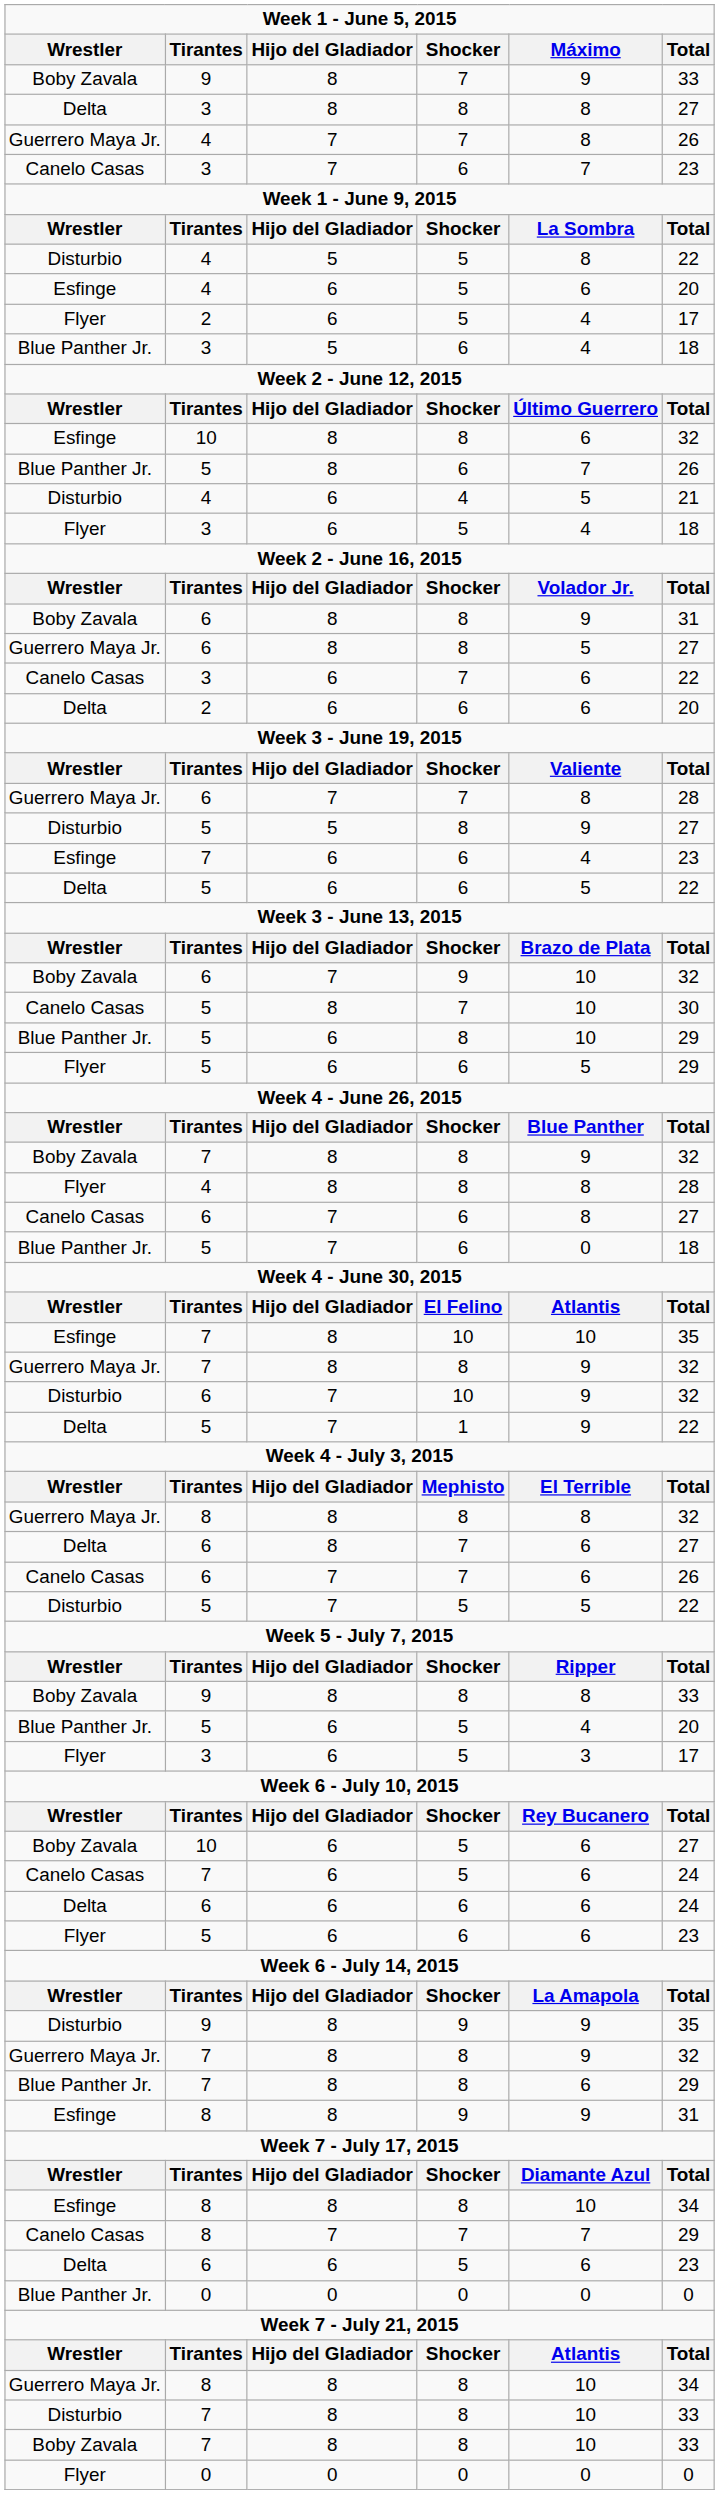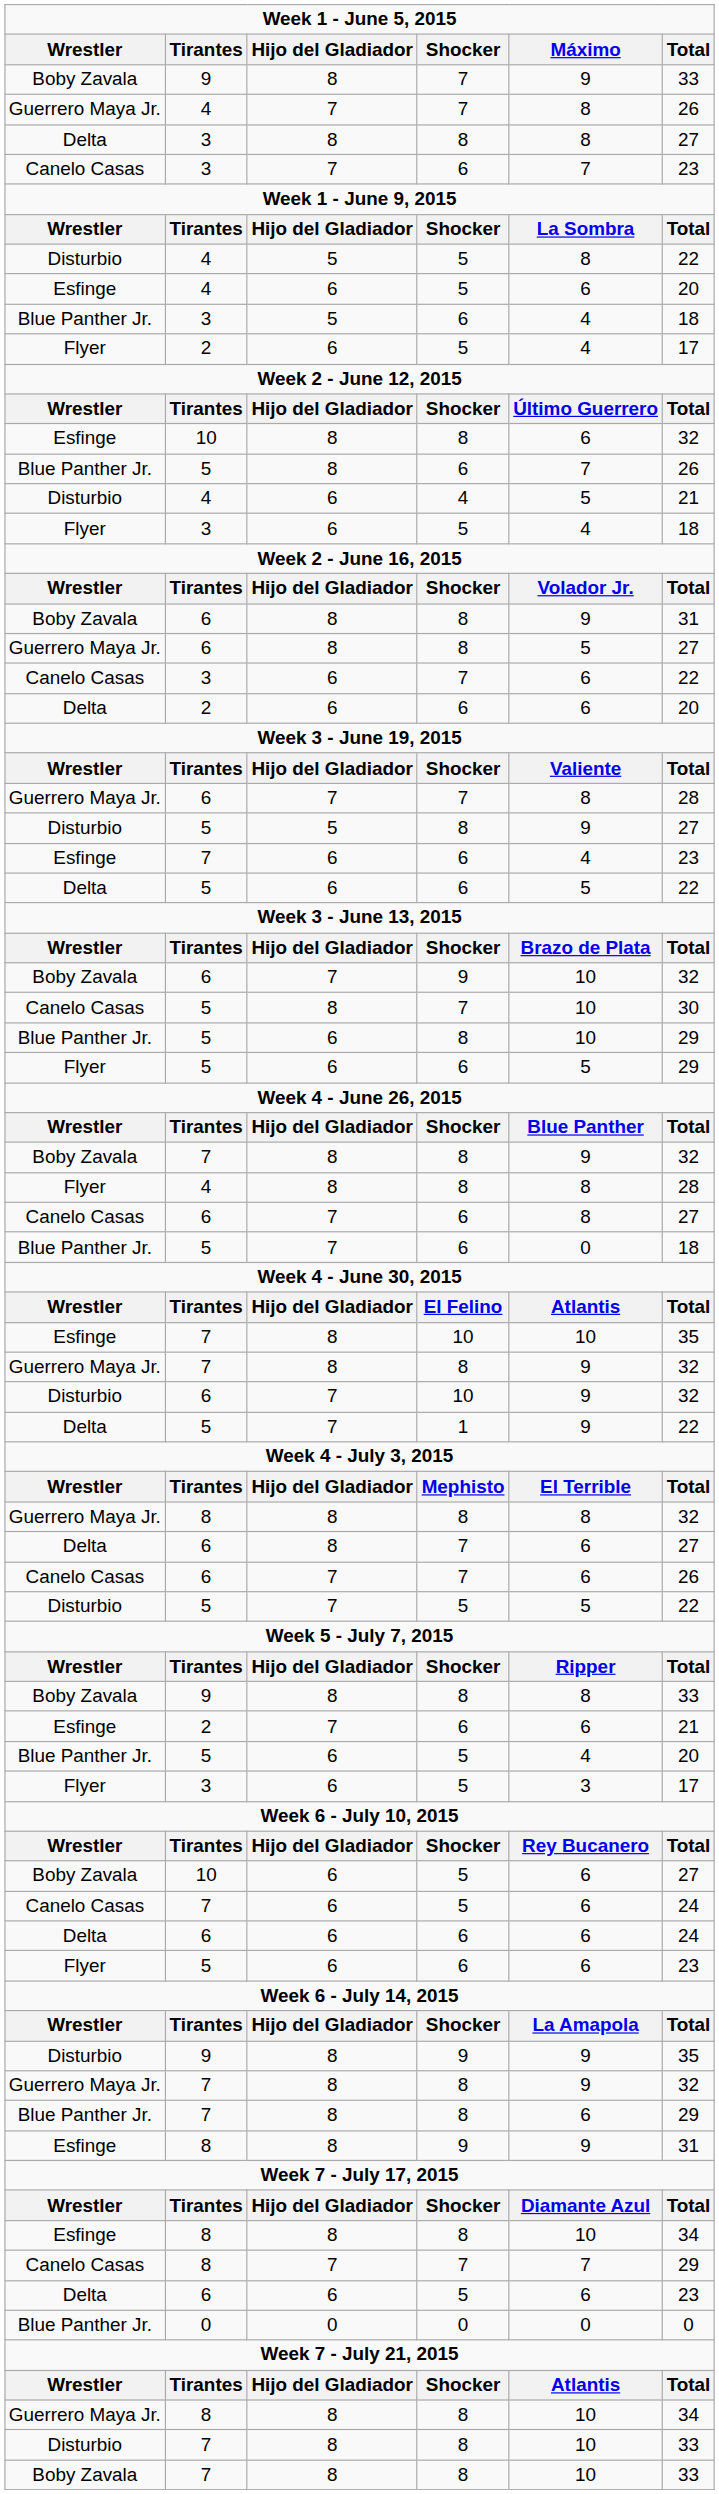rows swapped: (85, 109) <-> (85, 139)
rows swapped: (85, 348) <-> (85, 318)
+ row: (85, 1726)
- row: (85, 2474)
